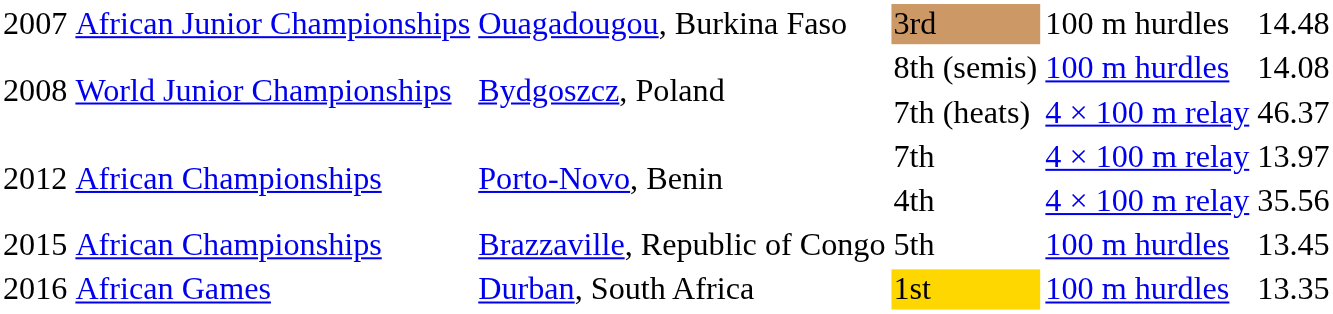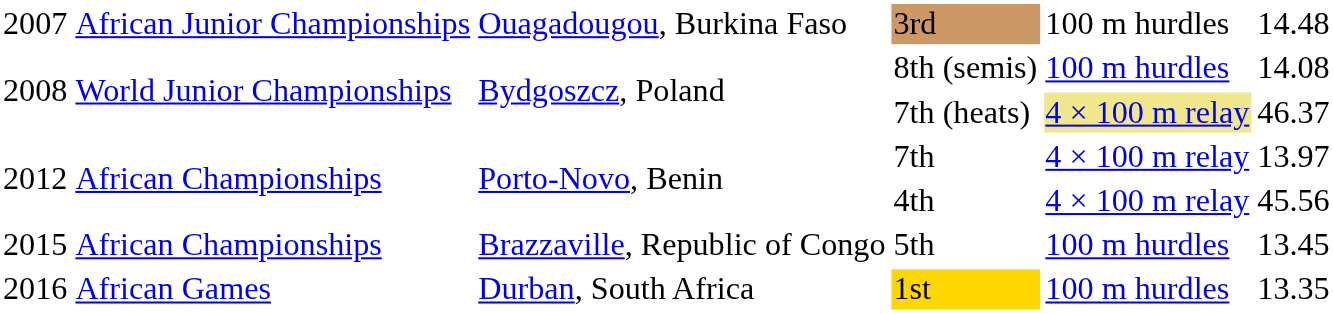(1147, 112) no background -> (1147, 112) khaki background
(1294, 200) 35.56 -> (1294, 200) 45.56
